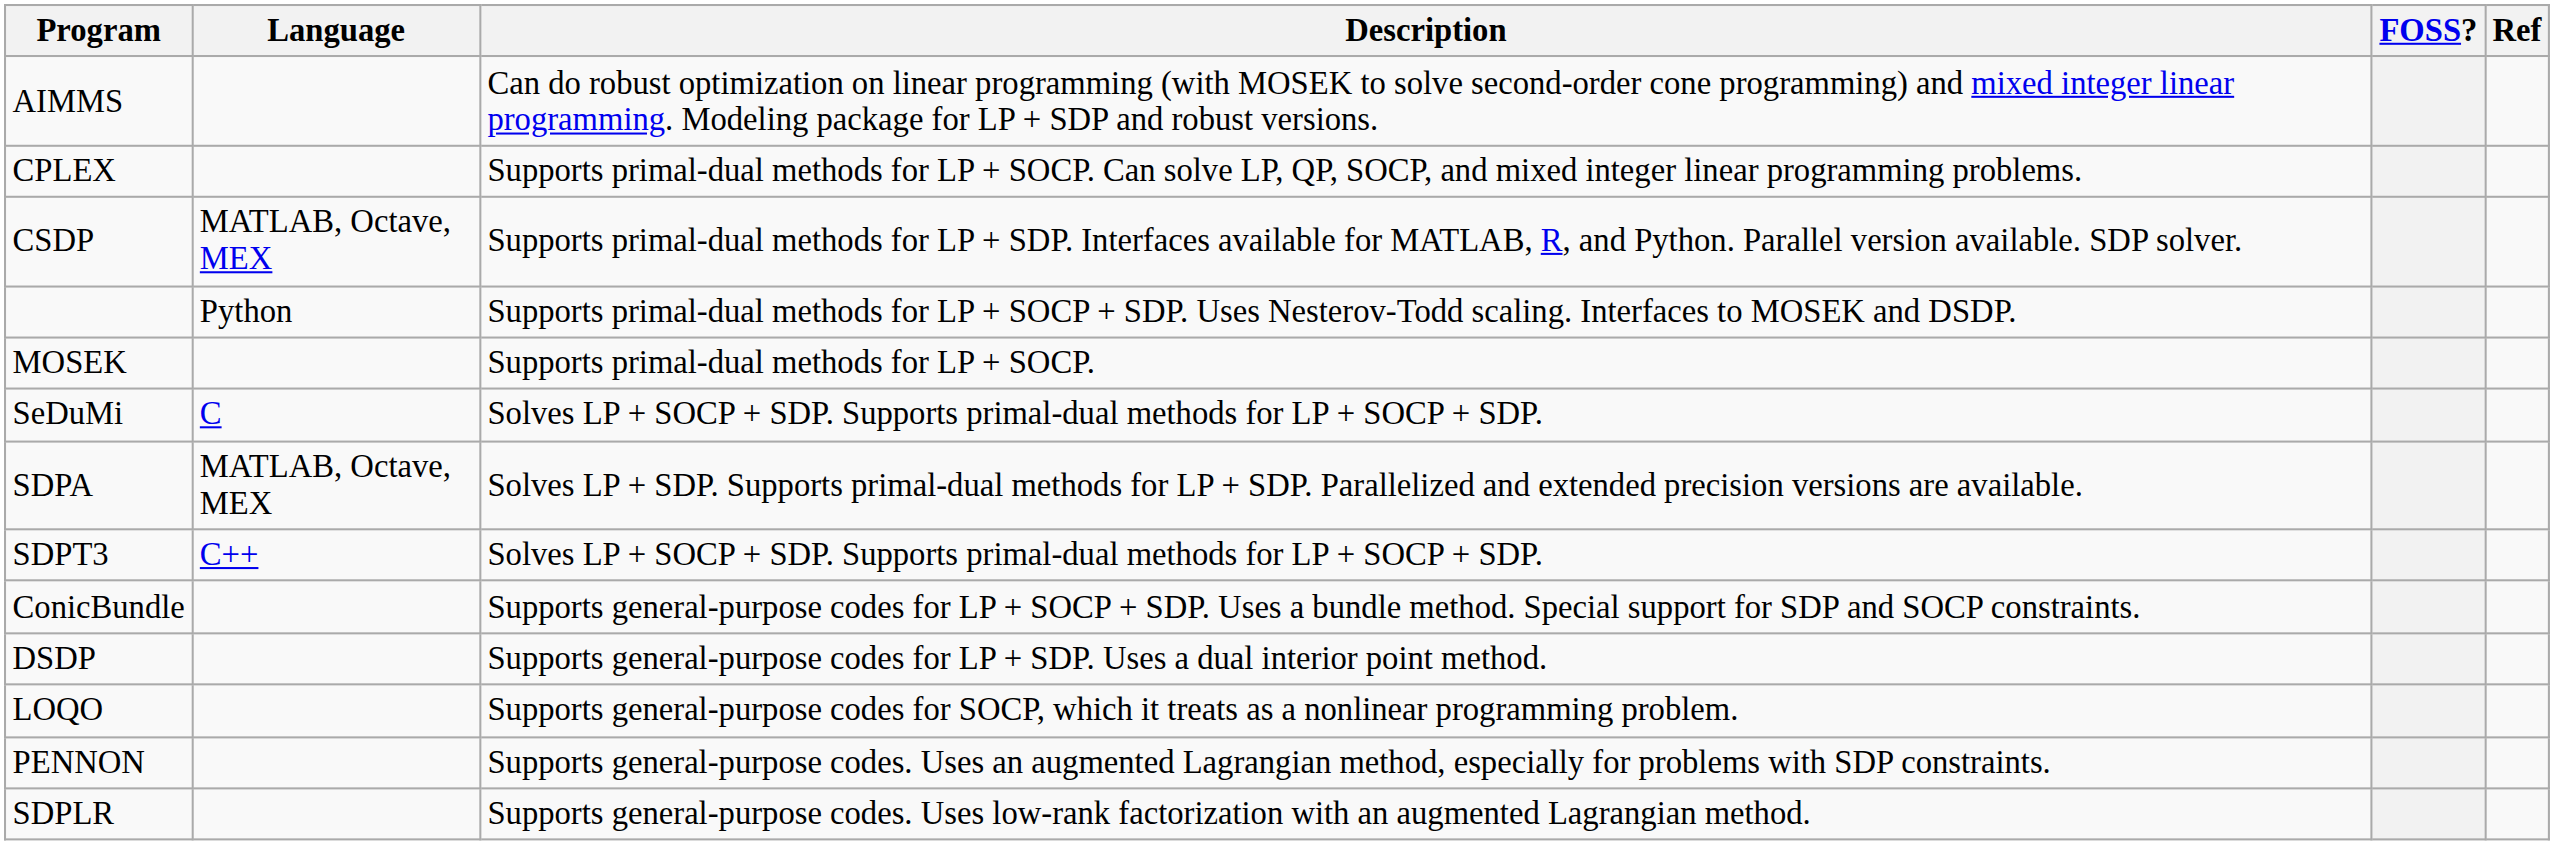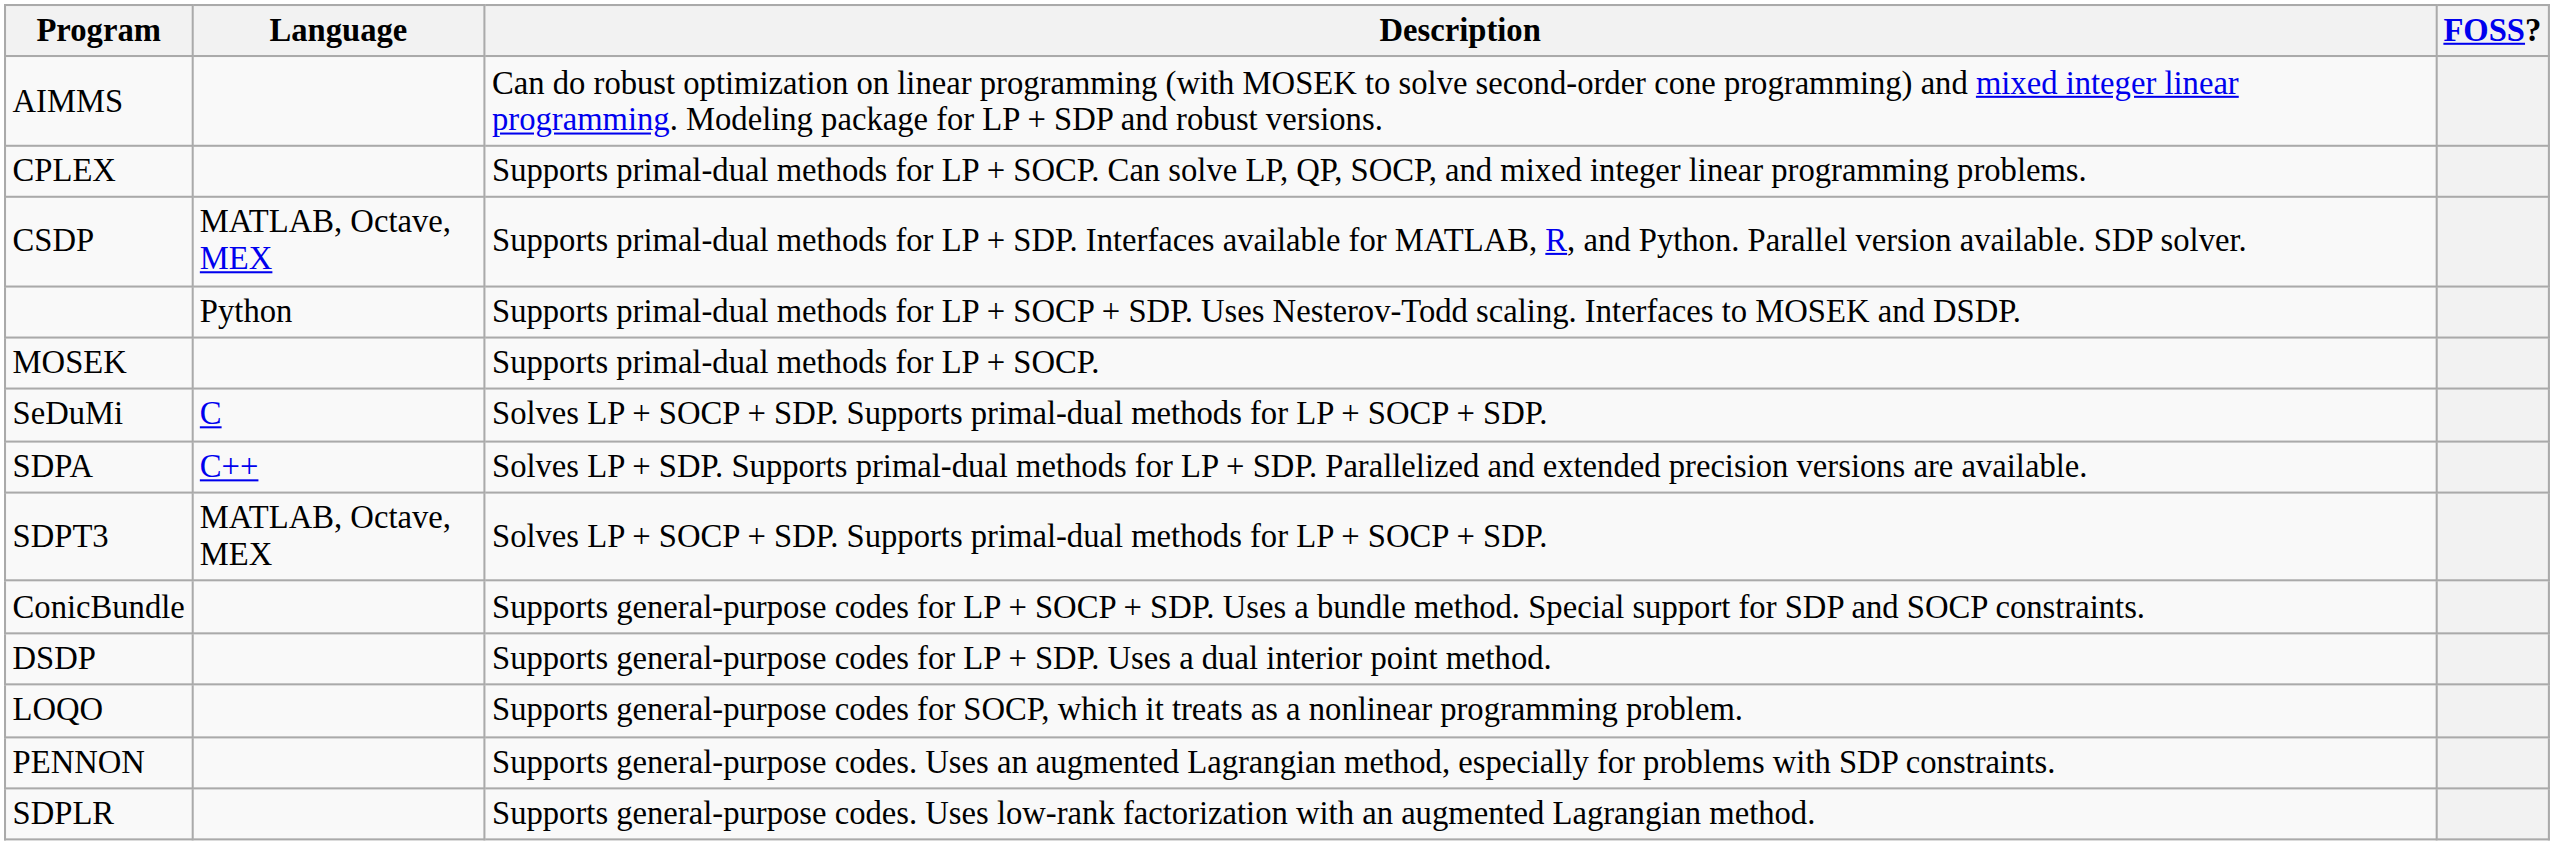- column: (2517, 30)
(325, 484) MATLAB, Octave, MEX -> (229, 466) C++
(229, 554) C++ -> (325, 536) MATLAB, Octave, MEX
